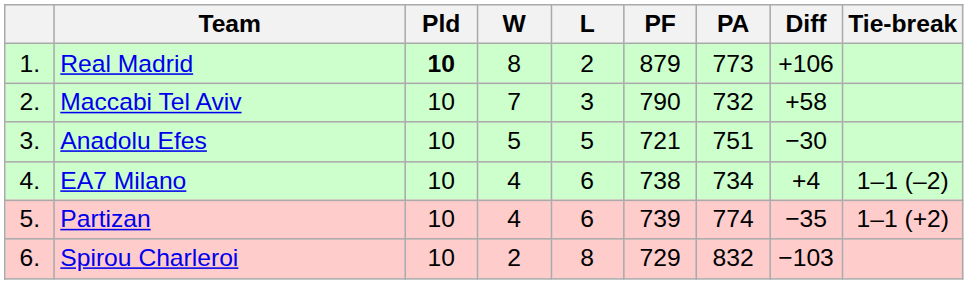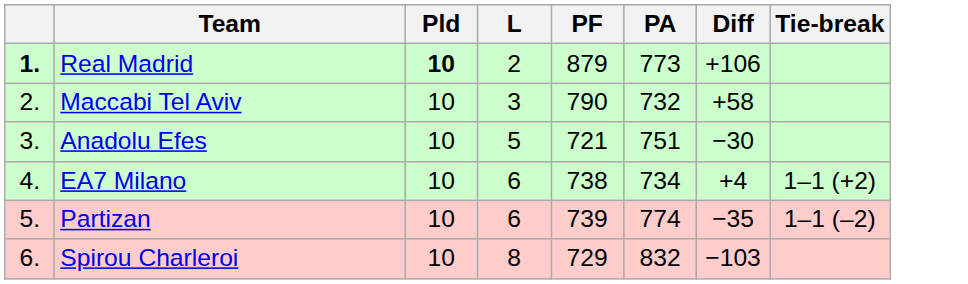- column: (514, 24)
(30, 63) normal -> (30, 63) bold
(903, 180) 1–1 (–2) -> (830, 180) 1–1 (+2)
(903, 219) 1–1 (+2) -> (830, 219) 1–1 (–2)
